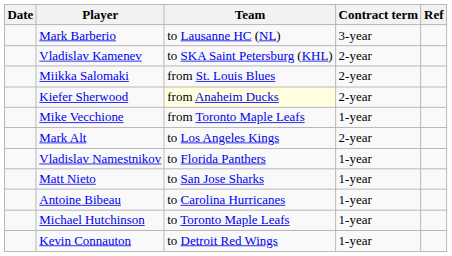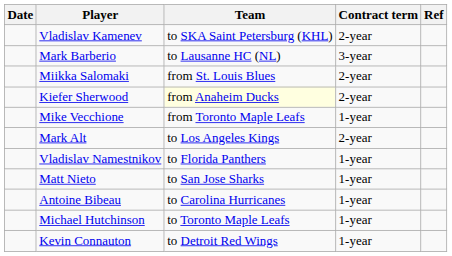rows swapped: (91, 55) <-> (78, 35)
